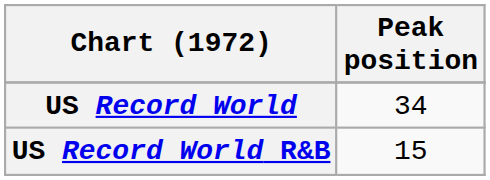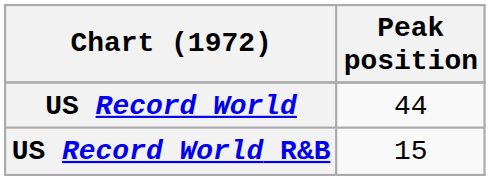(411, 106) 34 -> (411, 106) 44
